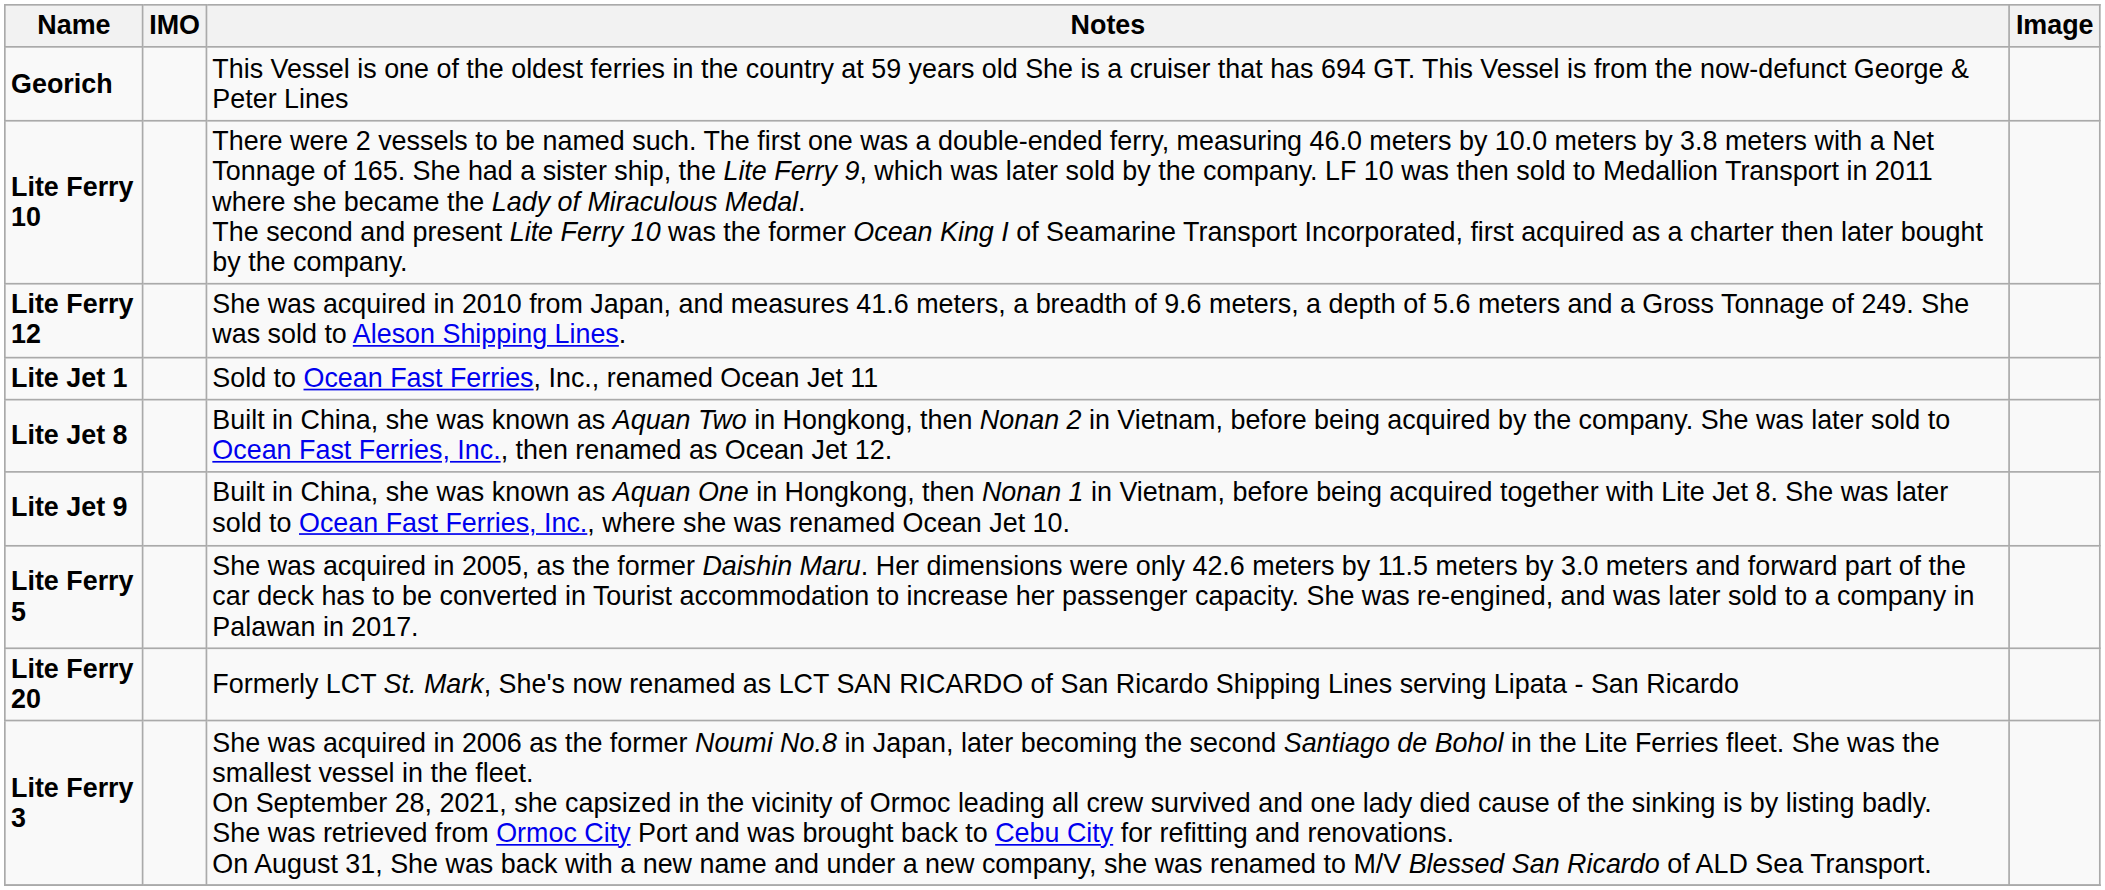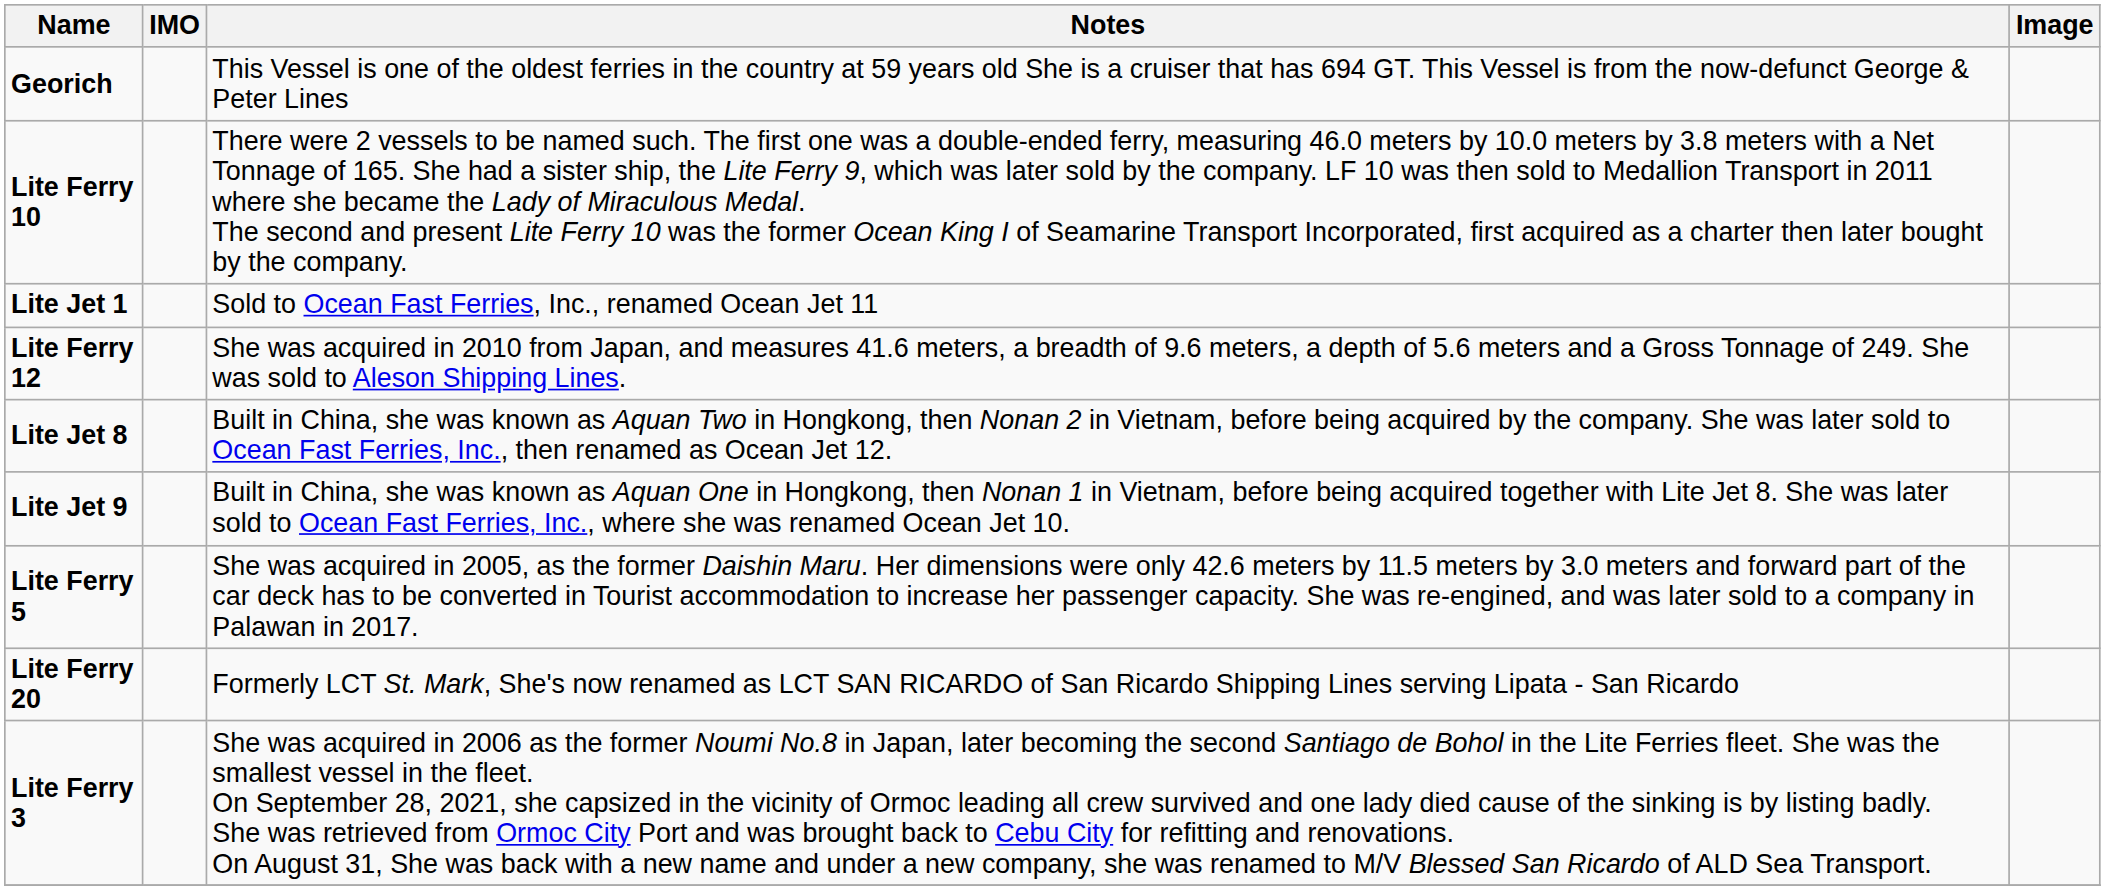rows swapped: (72, 320) <-> (69, 377)
